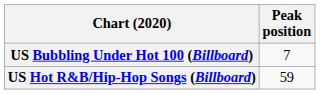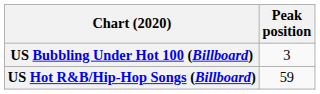(287, 54) 7 -> (287, 54) 3
